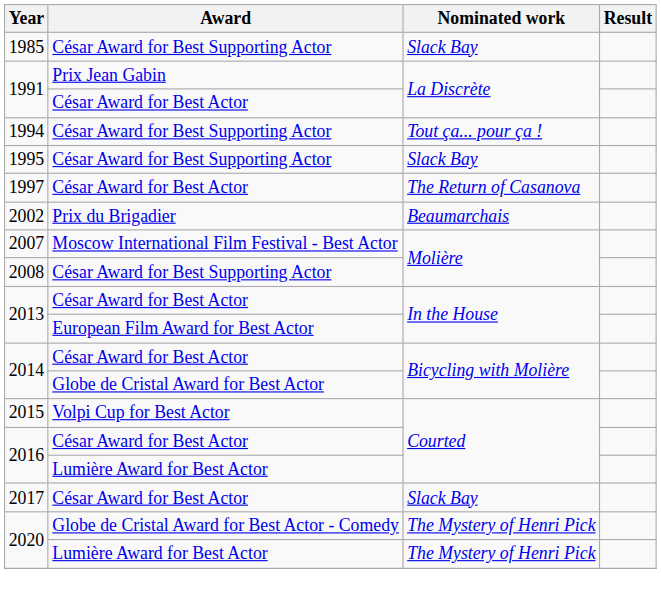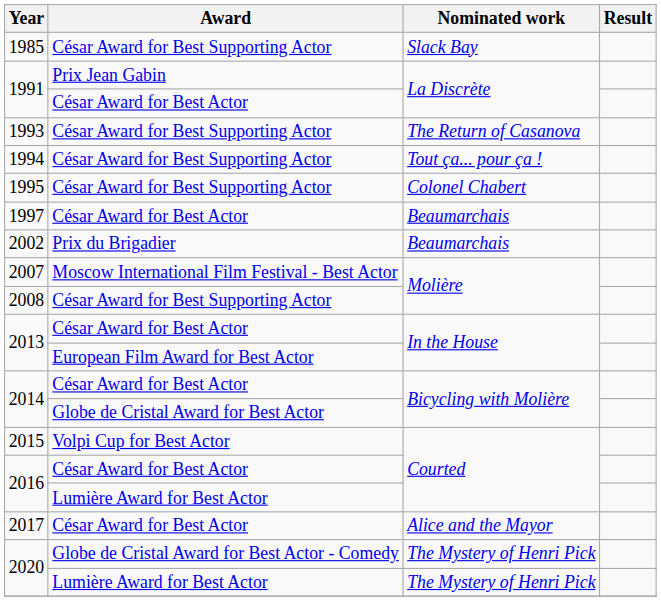+ row: (26, 131)
(442, 159) Slack Bay -> (467, 187) Colonel Chabert
(494, 187) The Return of Casanova -> (458, 215) Beaumarchais
(442, 497) Slack Bay -> (480, 525) Alice and the Mayor
